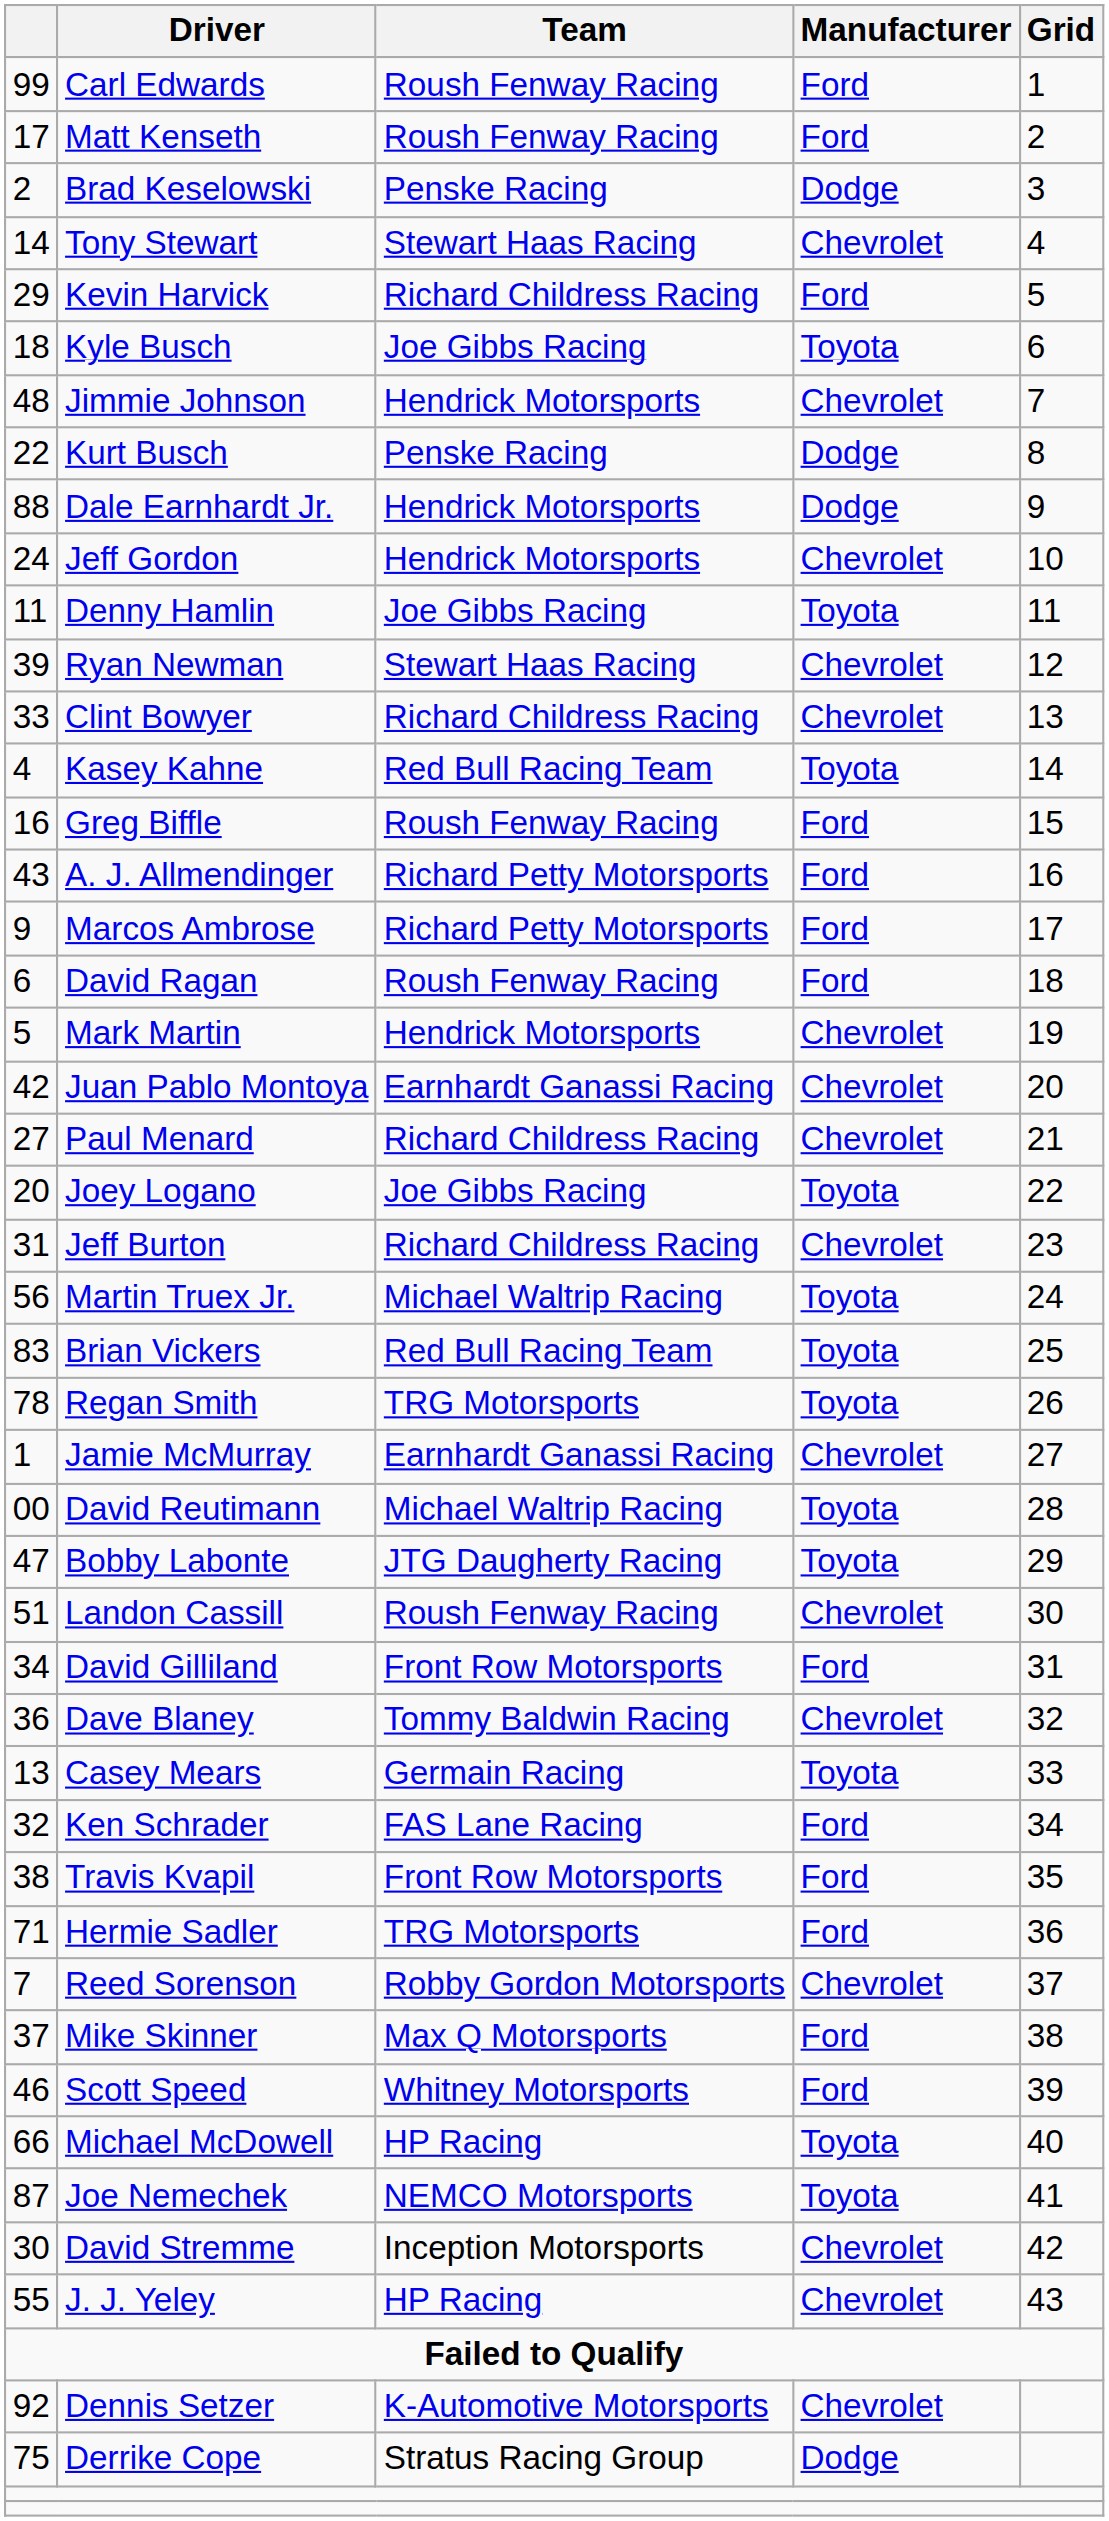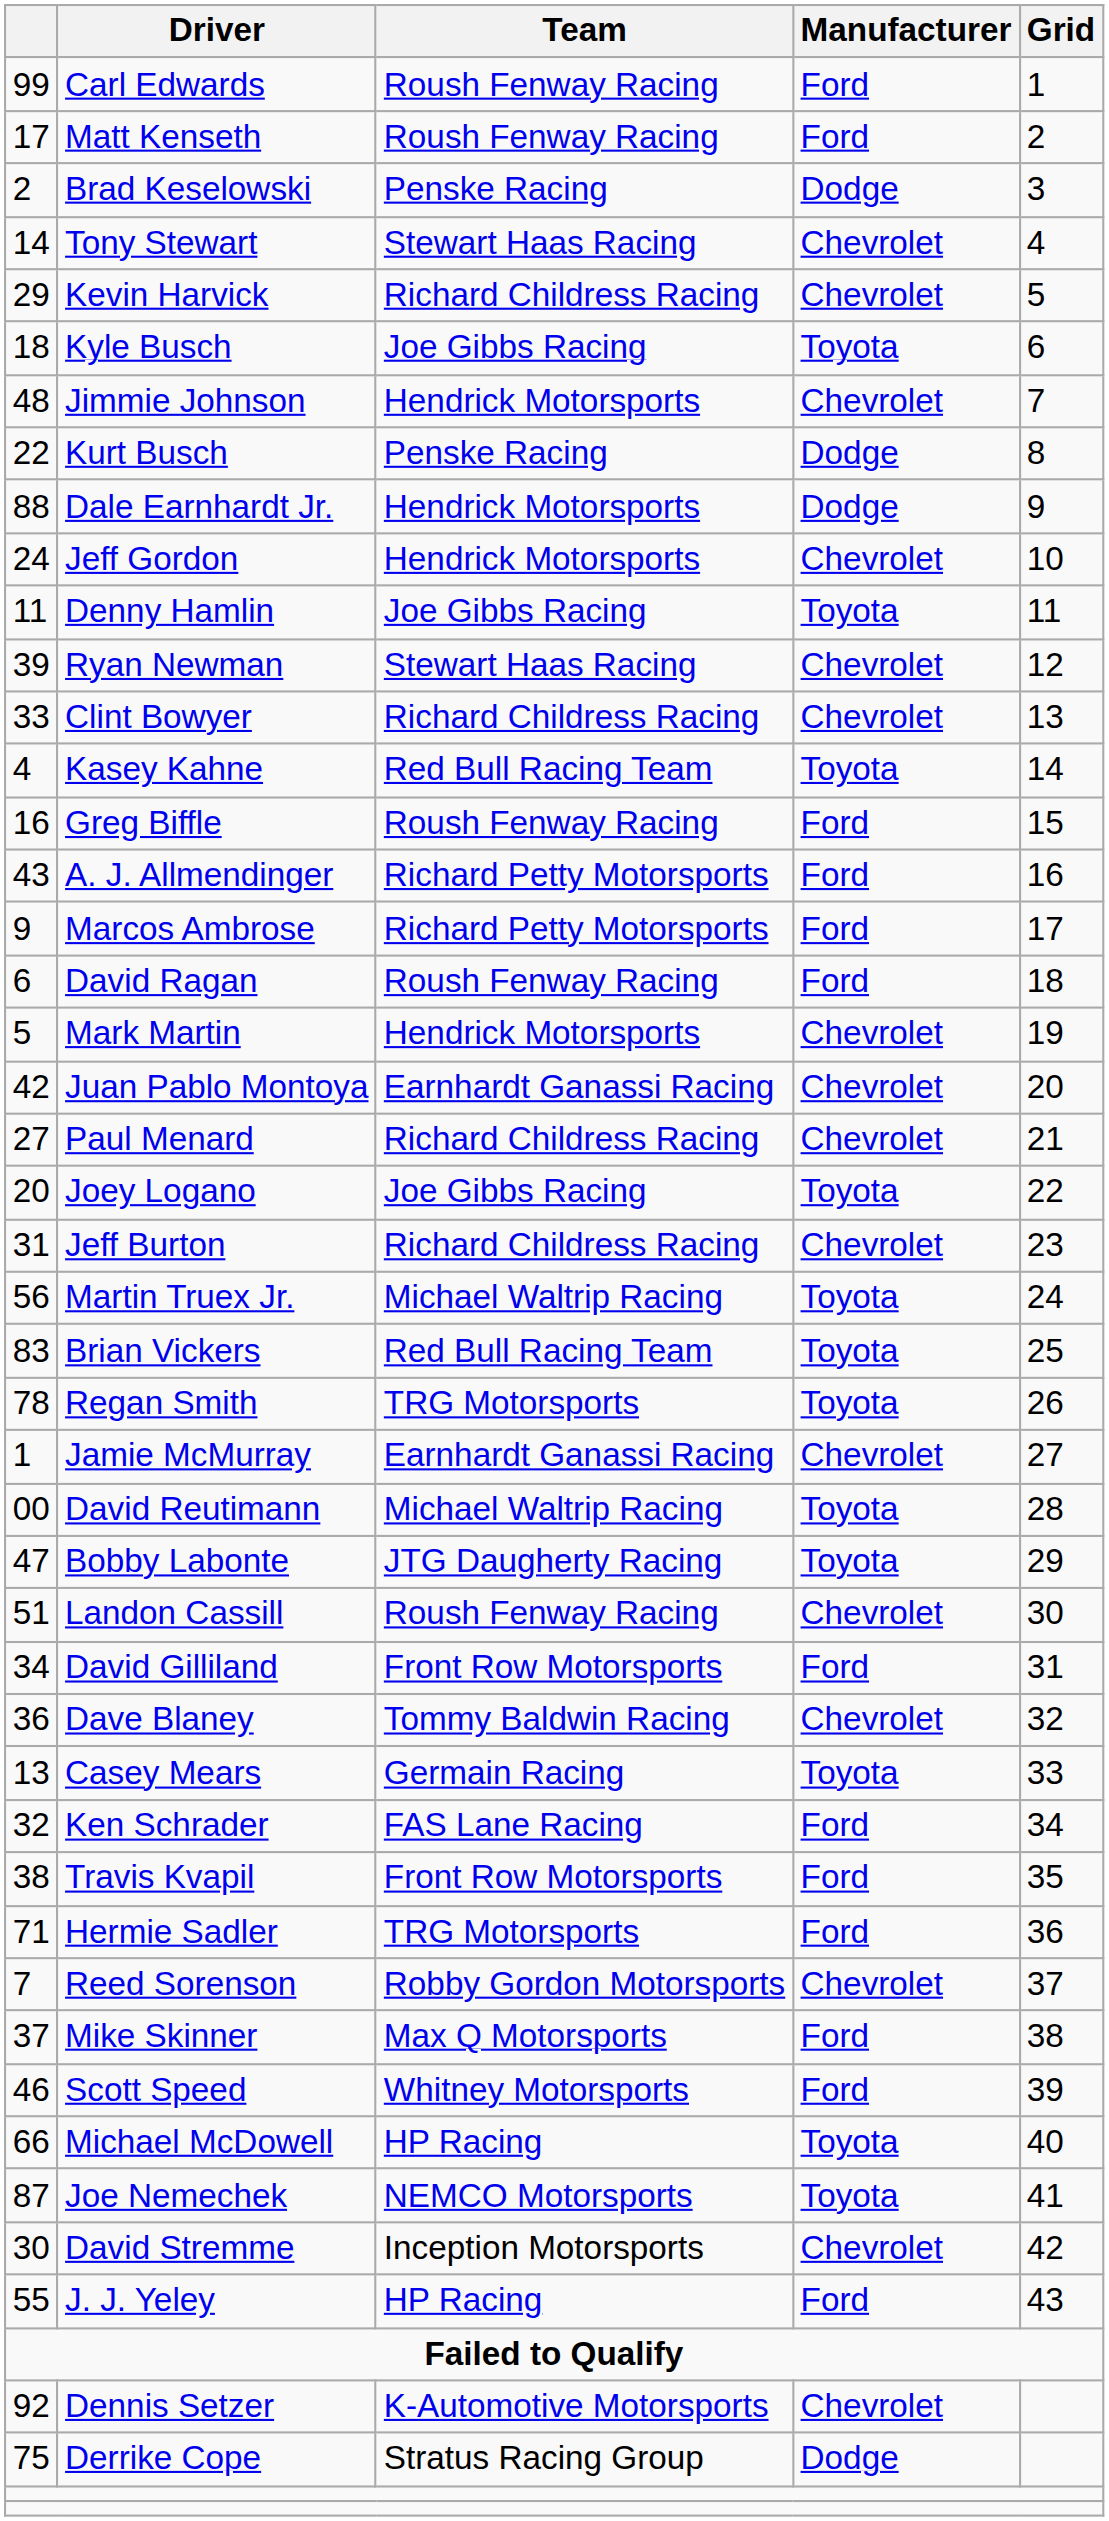(835, 294) Ford -> (872, 294) Chevrolet
(872, 2300) Chevrolet -> (835, 2300) Ford
